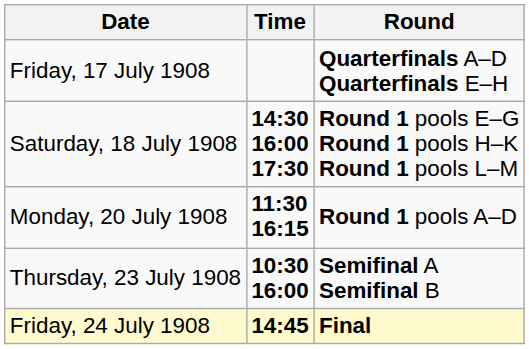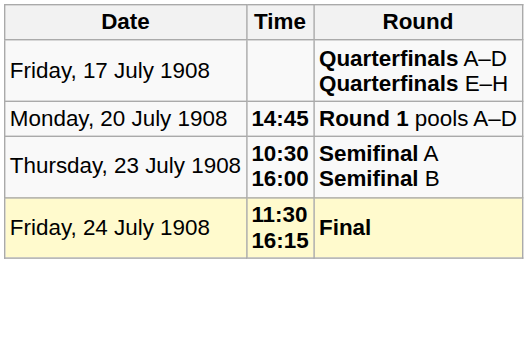- row: (124, 143)
(280, 217) 11:30 16:15 -> (280, 118) 14:45
(280, 325) 14:45 -> (280, 227) 11:30 16:15
